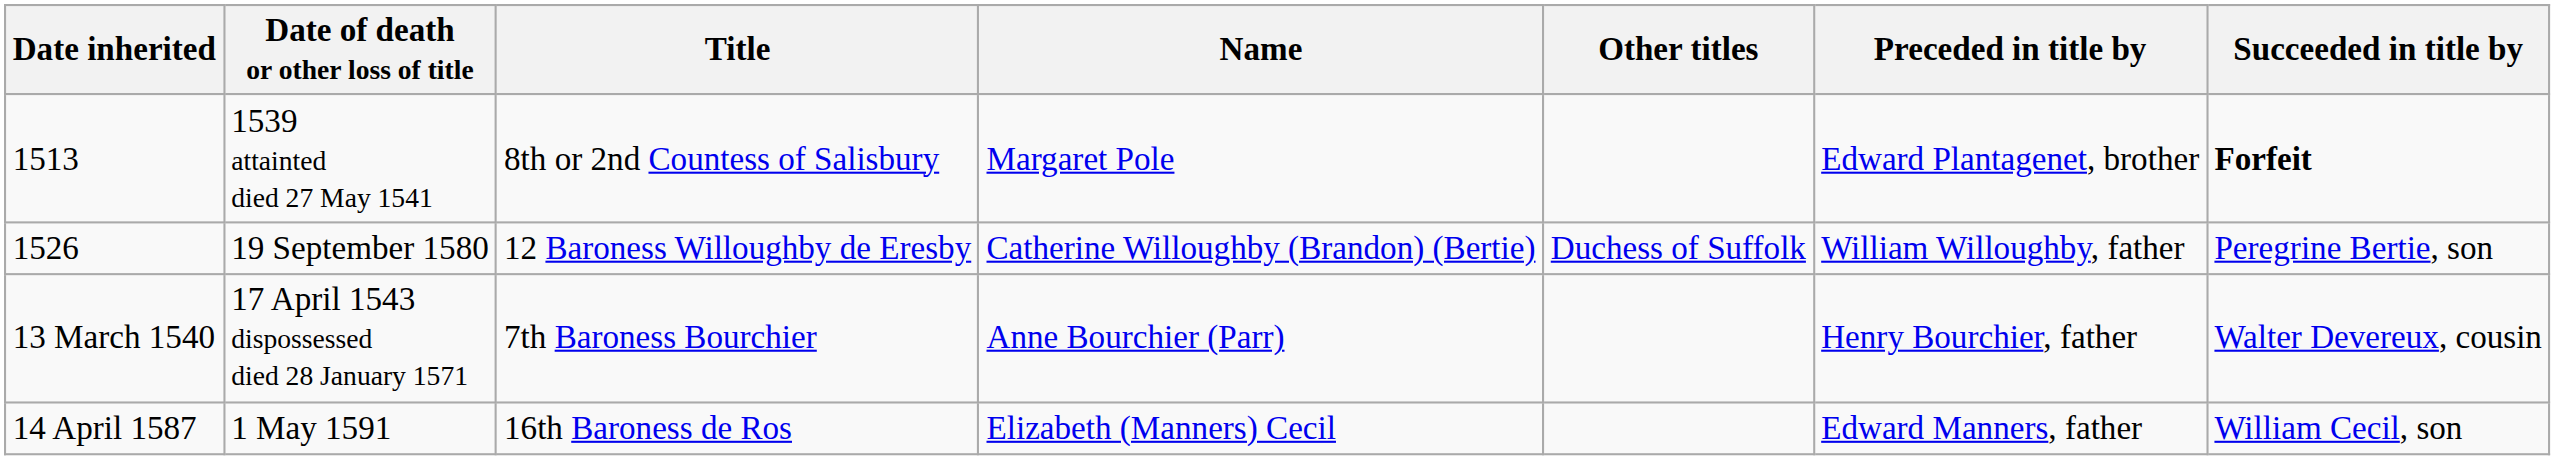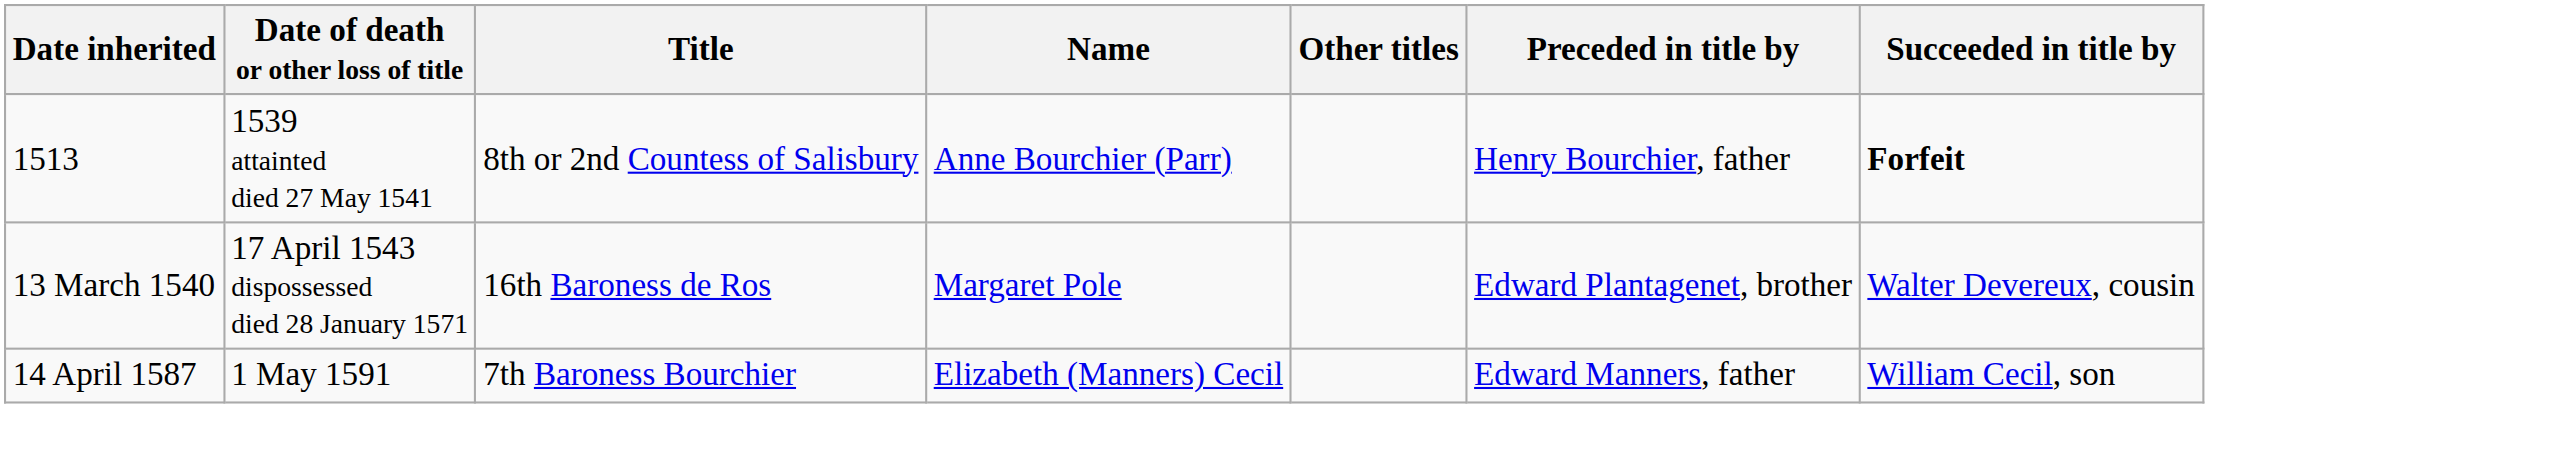(1080, 157) Margaret Pole -> (1083, 157) Anne Bourchier (Parr)
(2010, 157) Edward Plantagenet, brother -> (1632, 157) Henry Bourchier, father
- row: (46, 247)
(660, 337) 7th Baroness Bourchier -> (627, 284) 16th Baroness de Ros
(1135, 337) Anne Bourchier (Parr) -> (1028, 284) Margaret Pole
(1979, 337) Henry Bourchier, father -> (1663, 284) Edward Plantagenet, brother
(648, 427) 16th Baroness de Ros -> (640, 374) 7th Baroness Bourchier
